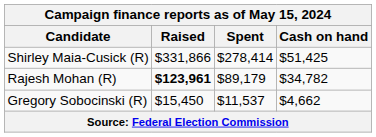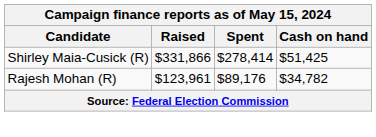(183, 79) bold -> (183, 79) normal
(241, 79) $89,179 -> (241, 79) $89,176
- row: (77, 100)
